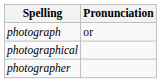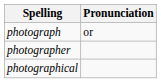rows swapped: (39, 68) <-> (43, 50)
